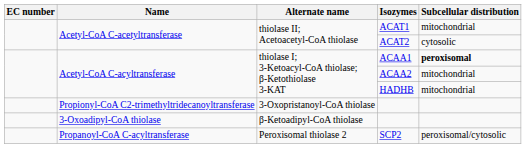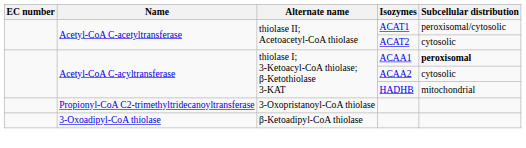(448, 27) mitochondrial -> (464, 27) peroxisomal/cytosolic
(448, 73) mitochondrial -> (439, 73) cytosolic
- row: (124, 135)
